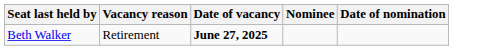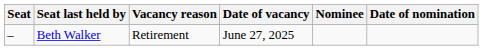+ column: (19, 14)
(231, 34) bold -> (258, 34) normal
